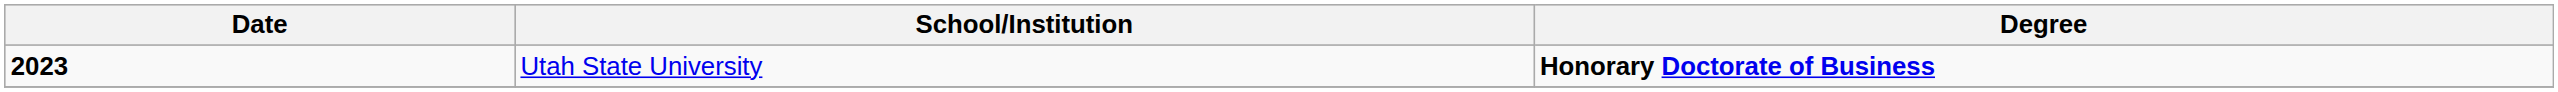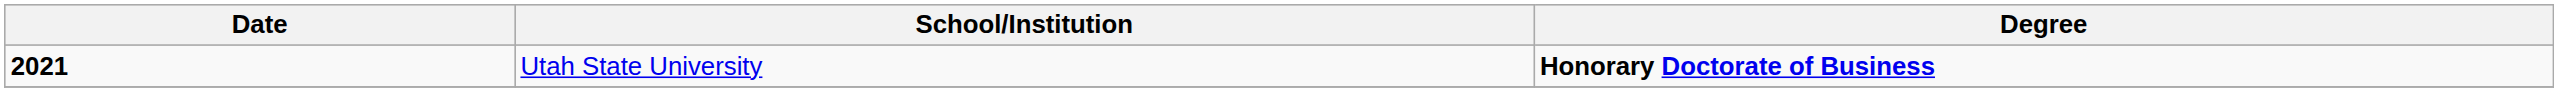(39, 65) 2023 -> (39, 65) 2021
